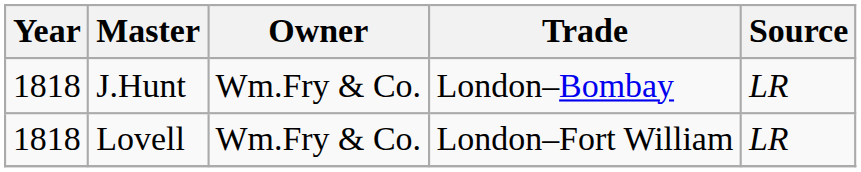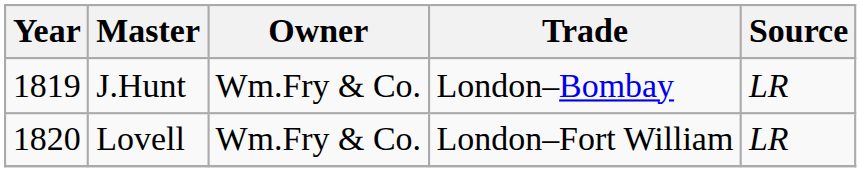(47, 85) 1818 -> (47, 85) 1819
(47, 138) 1818 -> (47, 138) 1820
